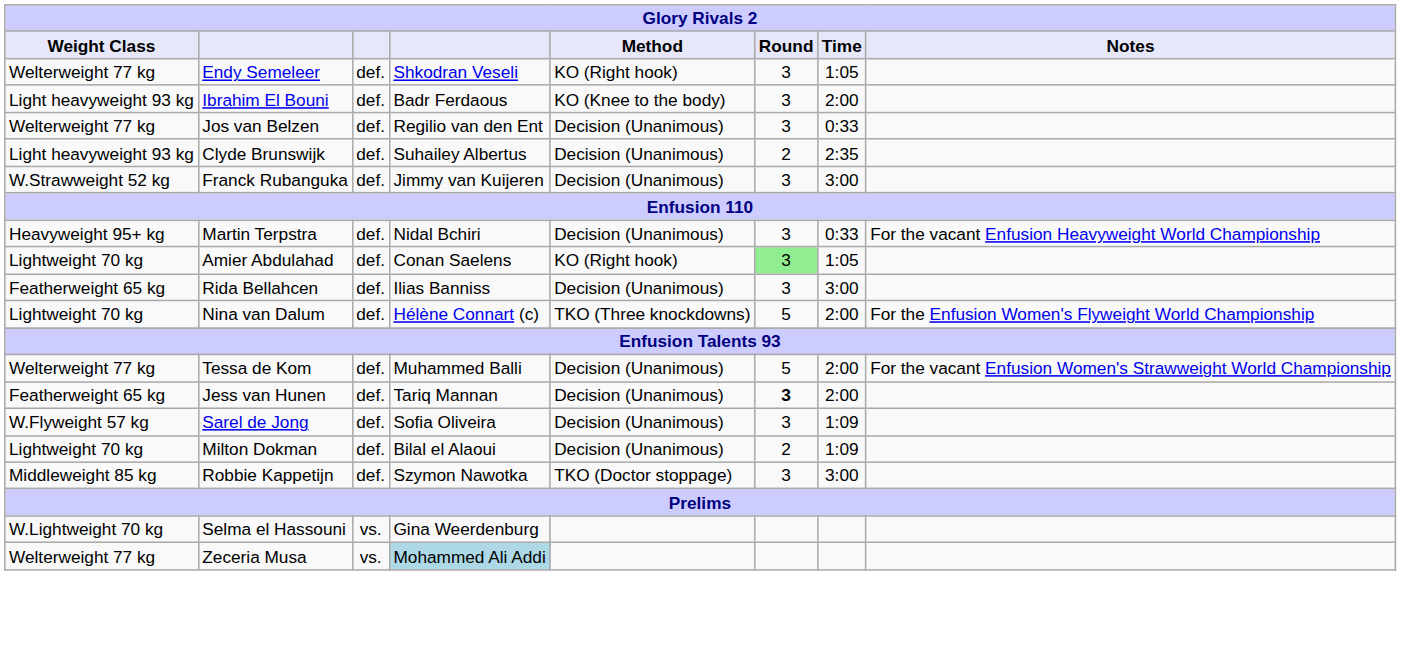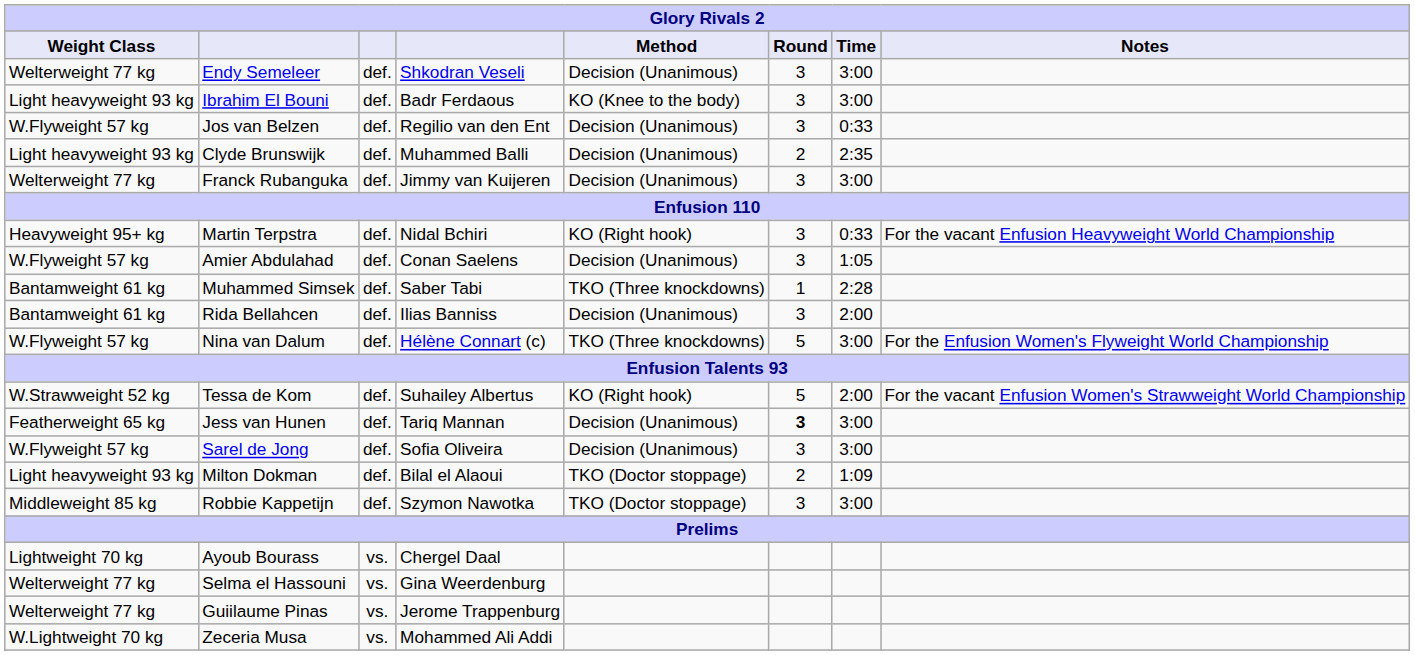(616, 72) KO (Right hook) -> (653, 72) Decision (Unanimous)
(842, 72) 1:05 -> (856, 72) 3:00
(842, 99) 2:00 -> (856, 99) 3:00
(82, 126) Welterweight 77 kg -> (79, 126) W.Flyweight 57 kg
(460, 153) Suhailey Albertus -> (464, 153) Muhammed Balli
(89, 180) W.Strawweight 52 kg -> (82, 180) Welterweight 77 kg
(639, 234) Decision (Unanimous) -> (630, 234) KO (Right hook)
(76, 261) Lightweight 70 kg -> (79, 261) W.Flyweight 57 kg
(616, 261) KO (Right hook) -> (653, 261) Decision (Unanimous)
(786, 261) lightgreen background -> (800, 261) no background
+ row: (278, 287)
(87, 287) Featherweight 65 kg -> (87, 314) Bantamweight 61 kg
(842, 287) 3:00 -> (856, 314) 2:00
(76, 314) Lightweight 70 kg -> (79, 341) W.Flyweight 57 kg
(842, 314) 2:00 -> (856, 341) 3:00
(82, 368) Welterweight 77 kg -> (89, 395) W.Strawweight 52 kg
(458, 368) Muhammed Balli -> (467, 395) Suhailey Albertus
(639, 368) Decision (Unanimous) -> (630, 395) KO (Right hook)
(842, 395) 2:00 -> (856, 422) 3:00
(842, 422) 1:09 -> (856, 449) 3:00
(76, 449) Lightweight 70 kg -> (101, 476) Light heavyweight 93 kg
(639, 449) Decision (Unanimous) -> (658, 476) TKO (Doctor stoppage)
+ row: (261, 556)
(86, 530) W.Lightweight 70 kg -> (82, 583) Welterweight 77 kg
+ row: (265, 610)
(82, 556) Welterweight 77 kg -> (86, 637) W.Lightweight 70 kg
(470, 556) lightblue background -> (476, 637) no background
